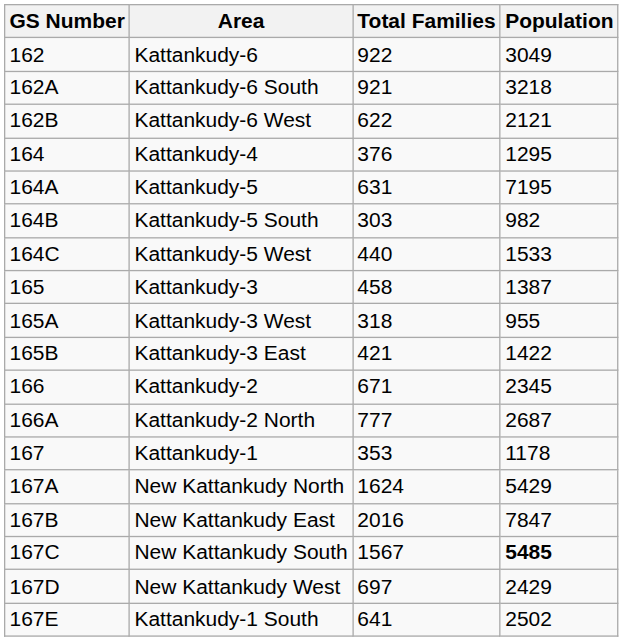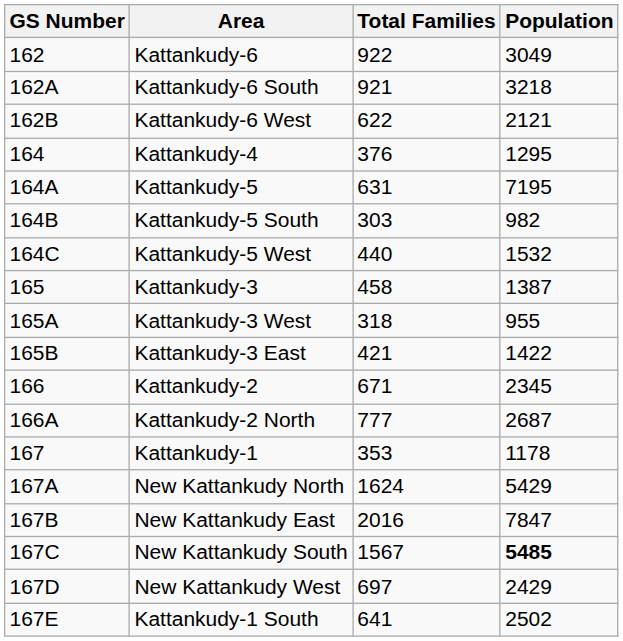(529, 253) 1533 -> (529, 253) 1532
